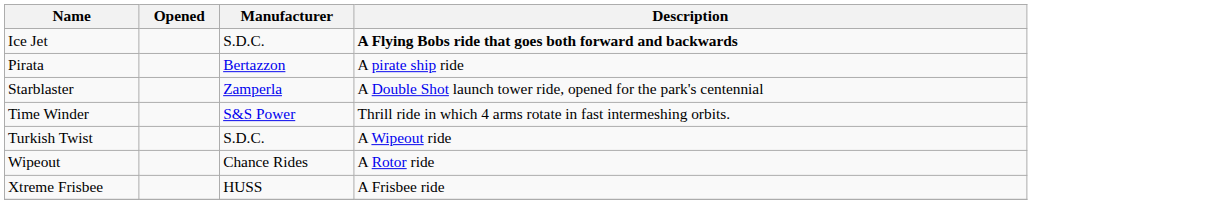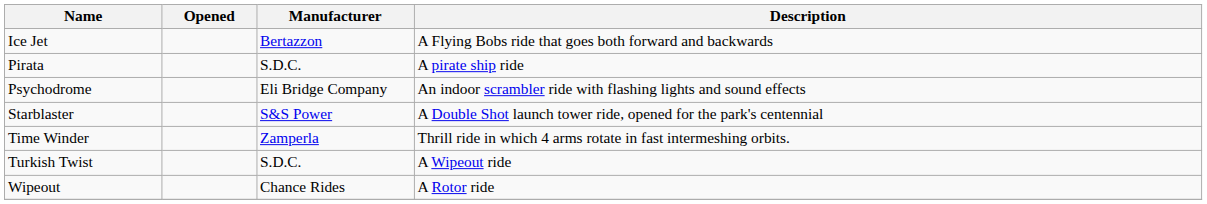(244, 41) S.D.C. -> (291, 41) Bertazzon
(548, 41) bold -> (595, 41) normal
(254, 65) Bertazzon -> (281, 65) S.D.C.
+ row: (50, 89)
(253, 89) Zamperla -> (296, 114) S&S Power
(259, 114) S&S Power -> (289, 138) Zamperla
- row: (56, 187)
